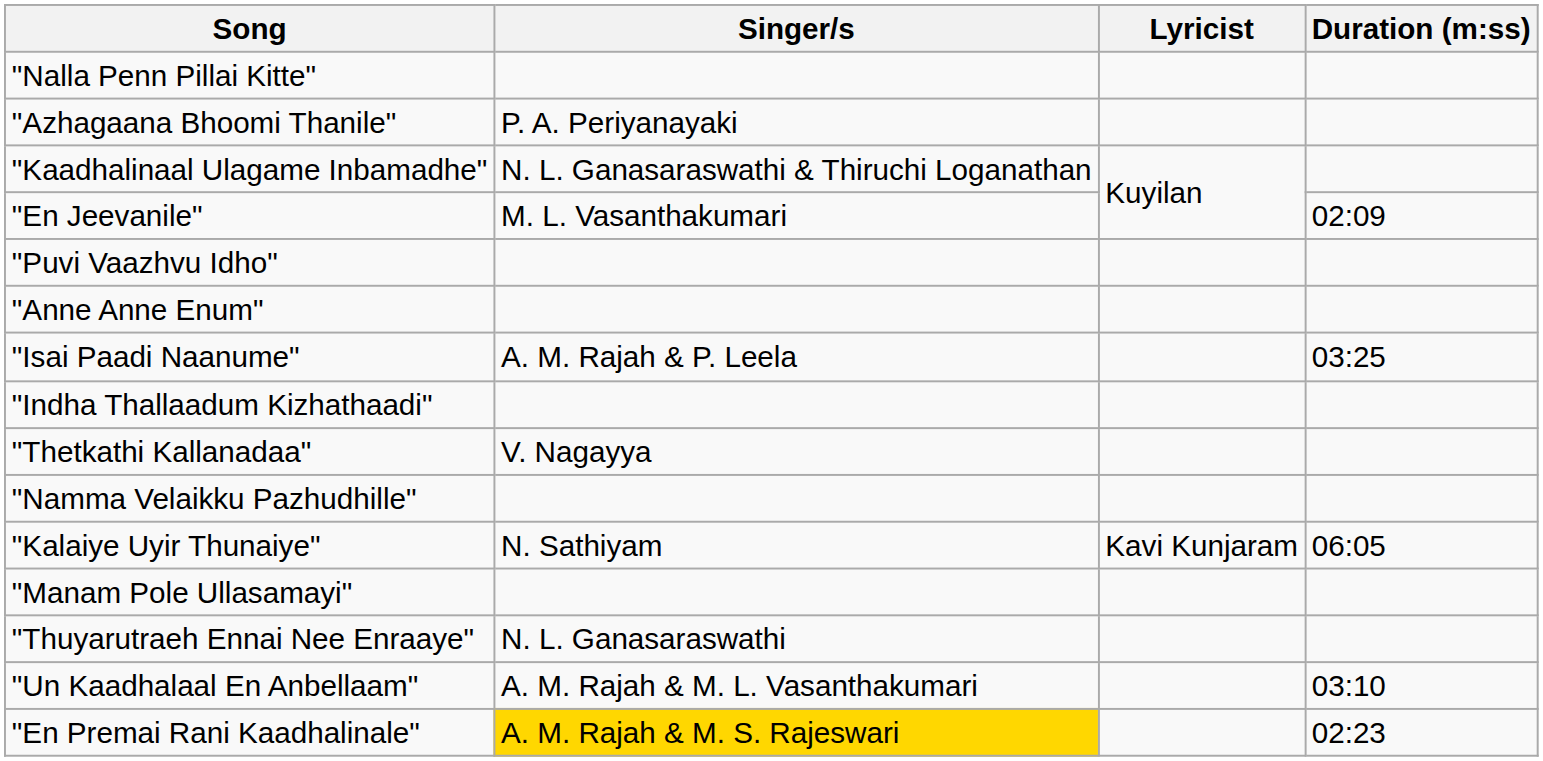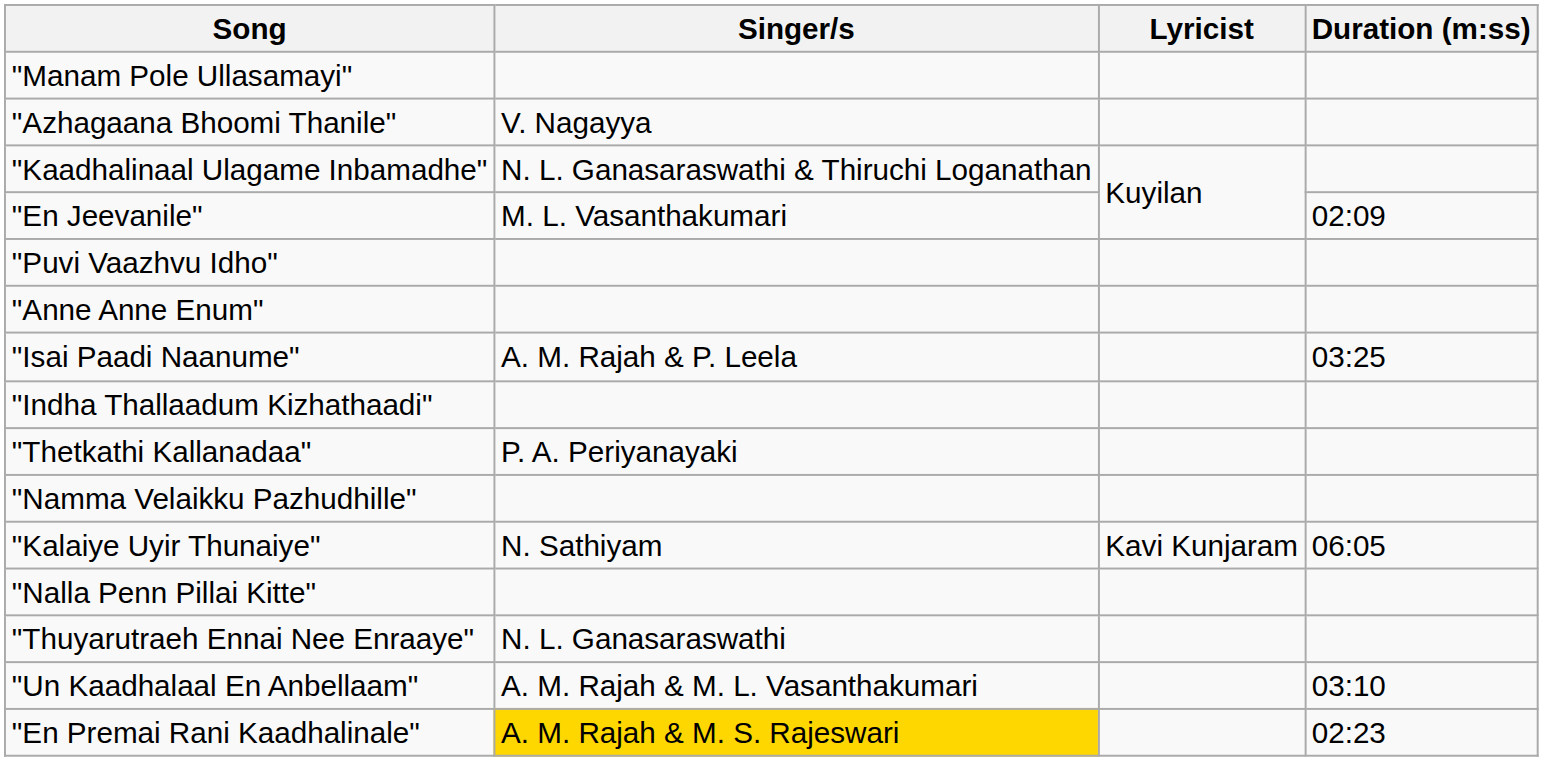rows swapped: (182, 592) <-> (164, 76)
(619, 122) P. A. Periyanayaki -> (576, 122) V. Nagayya
(576, 451) V. Nagayya -> (619, 451) P. A. Periyanayaki
